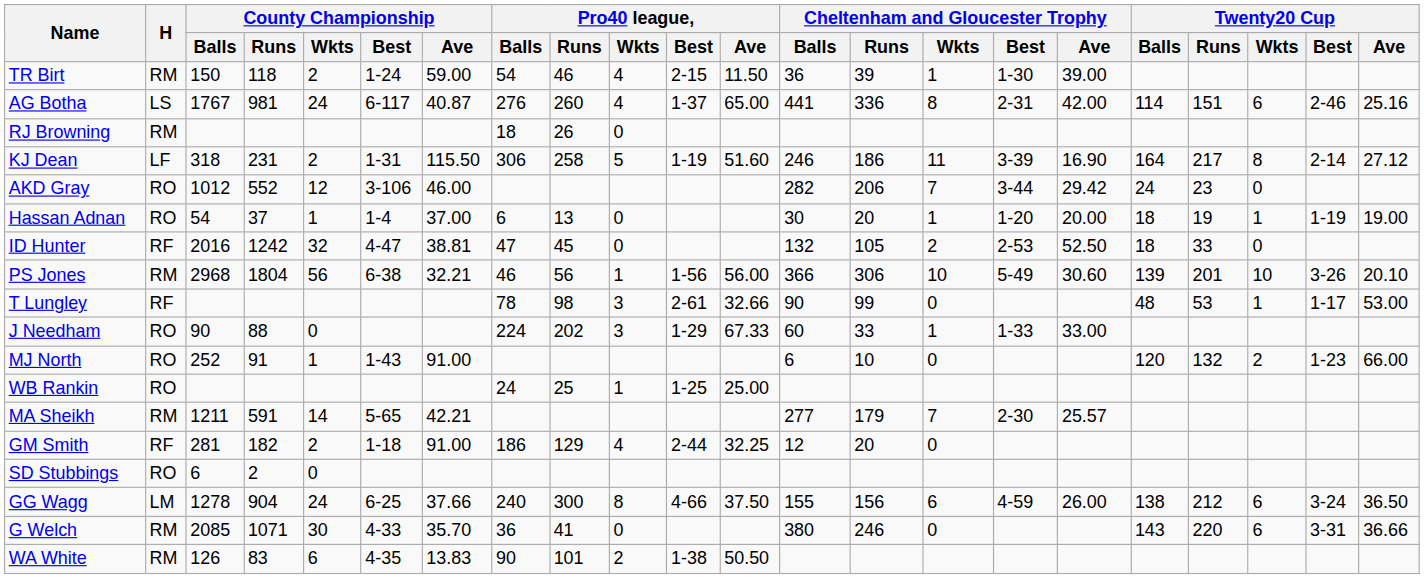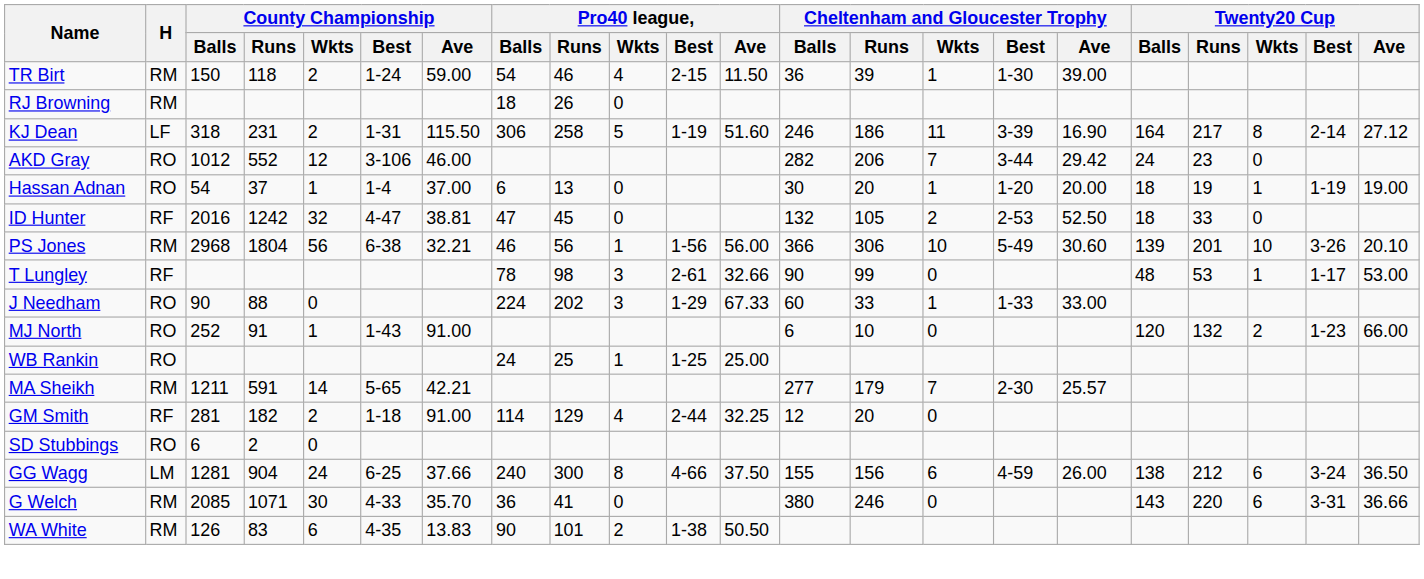- row: (48, 103)
(511, 445) 186 -> (510, 416) 114
(210, 501) 1278 -> (210, 473) 1281
